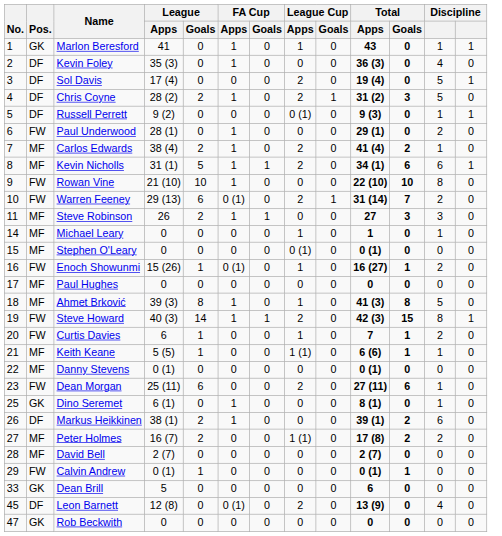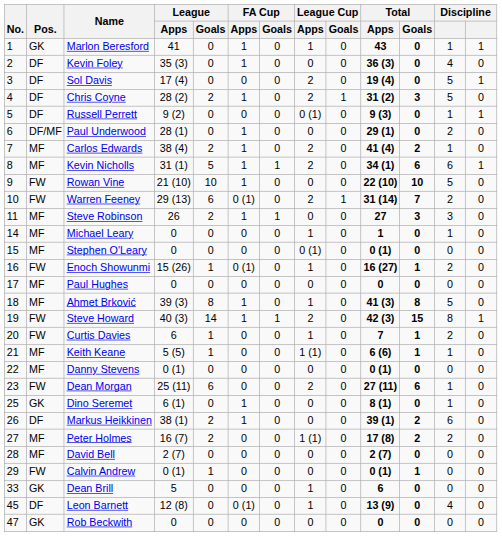(37, 132) FW -> (45, 132) DF/MF
(440, 183) 8 -> (450, 183) 5
(300, 489) 0 -> (310, 489) 1
(300, 506) 2 -> (310, 506) 1
